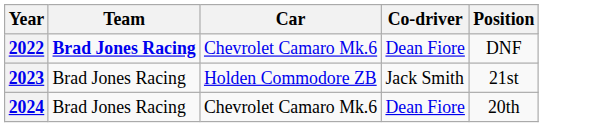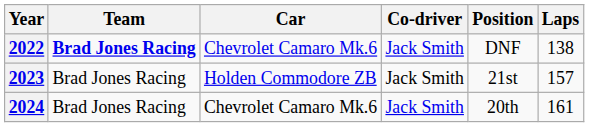+ column: (560, 19)
(425, 48) Dean Fiore -> (425, 48) Jack Smith
(425, 107) Dean Fiore -> (425, 107) Jack Smith
